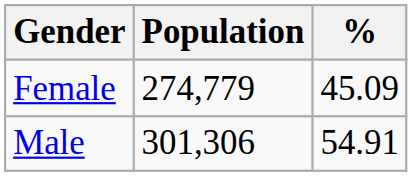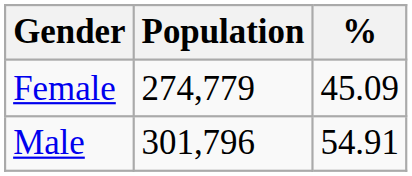(198, 142) 301,306 -> (198, 142) 301,796
